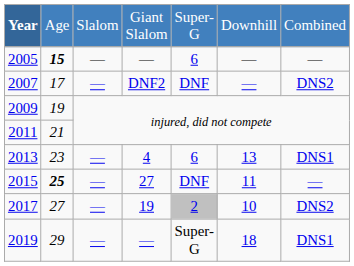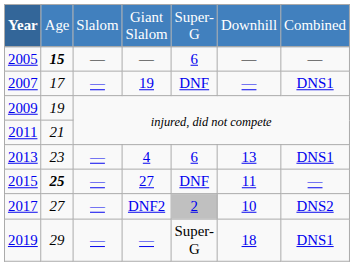(147, 83) DNF2 -> (147, 83) 19
(315, 83) DNS2 -> (315, 83) DNS1
(147, 206) 19 -> (147, 206) DNF2
